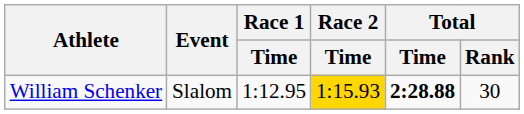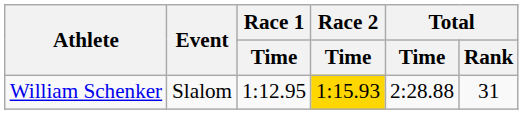(423, 92) bold -> (422, 92) normal
(490, 92) 30 -> (489, 92) 31
